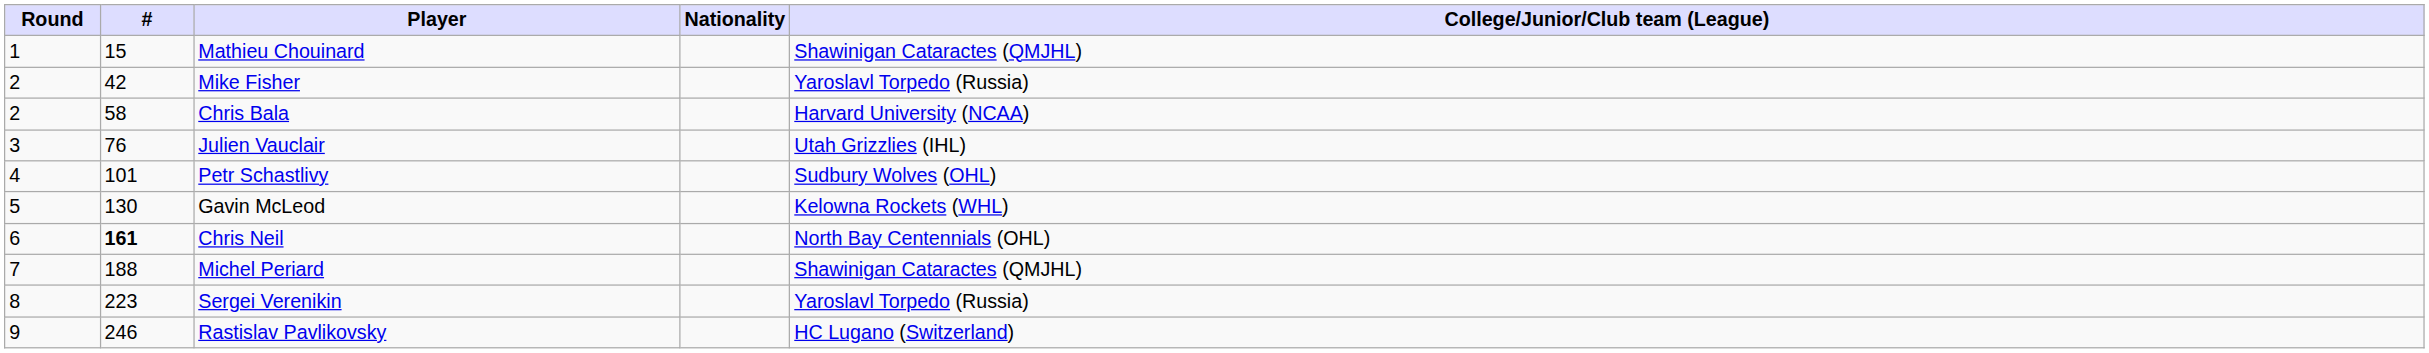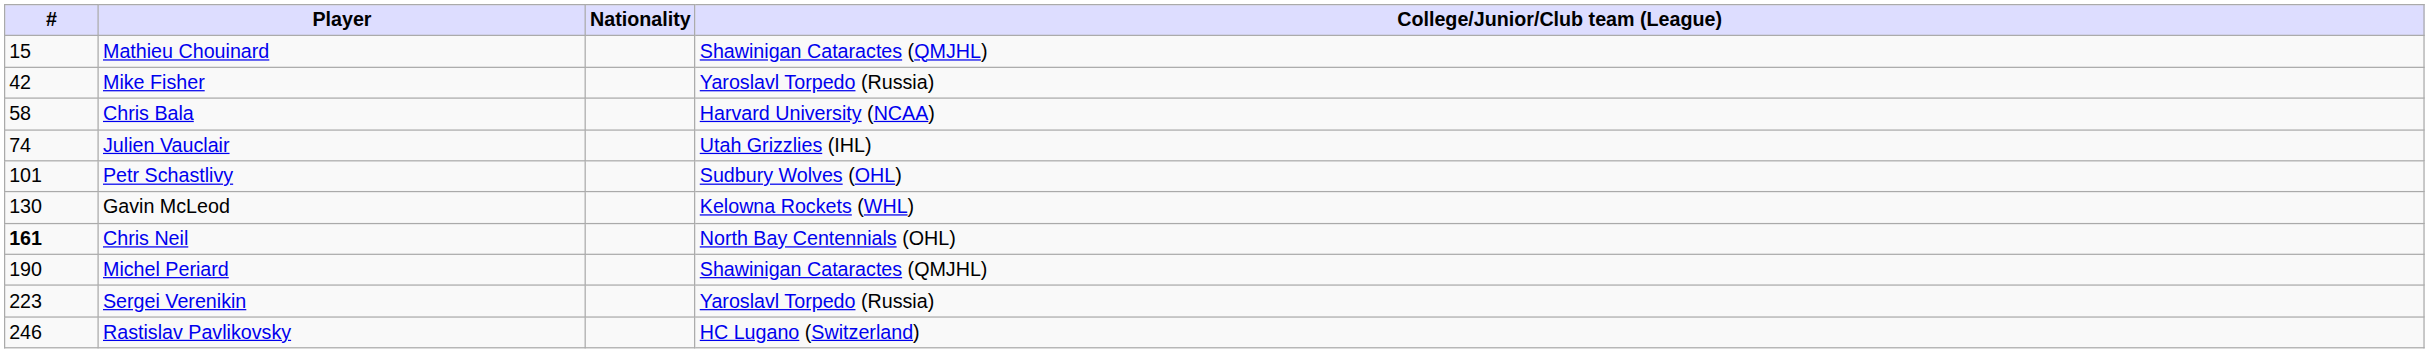- column: (52, 20)
(115, 144) 76 -> (20, 144) 74
(121, 269) 188 -> (26, 269) 190
